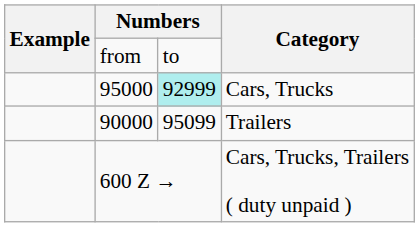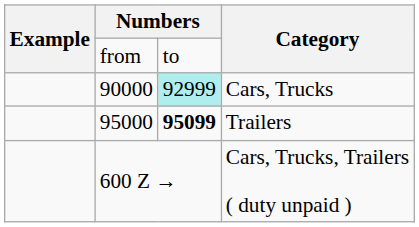(126, 89) 95000 -> (126, 89) 90000
(126, 122) 90000 -> (126, 122) 95000
(189, 122) normal -> (189, 122) bold
